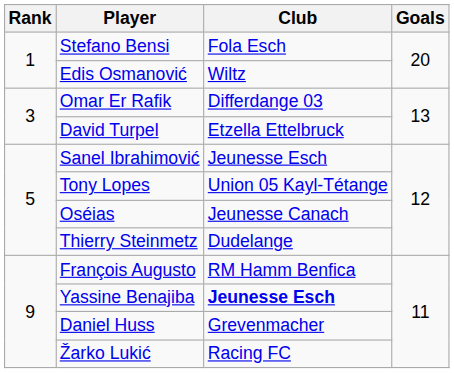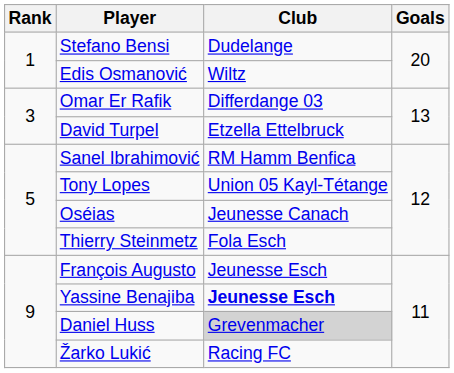(247, 46) Fola Esch -> (250, 46) Dudelange
(267, 158) Jeunesse Esch -> (282, 158) RM Hamm Benfica
(250, 241) Dudelange -> (247, 241) Fola Esch
(282, 269) RM Hamm Benfica -> (267, 269) Jeunesse Esch
(266, 325) no background -> (266, 325) lightgrey background
